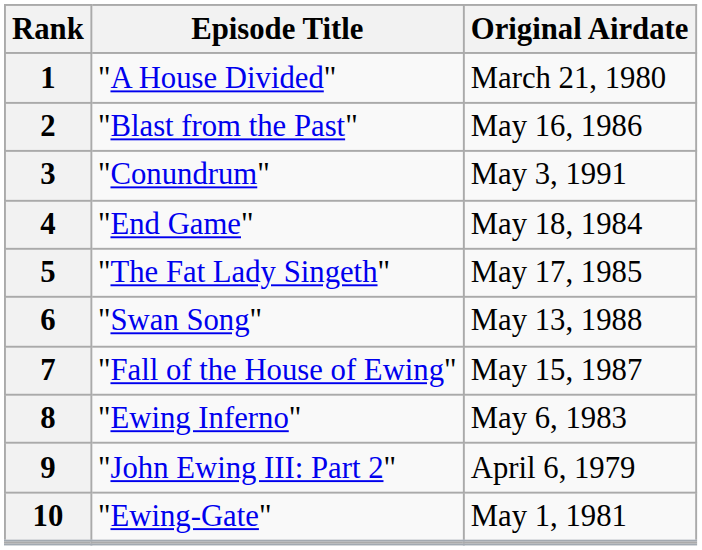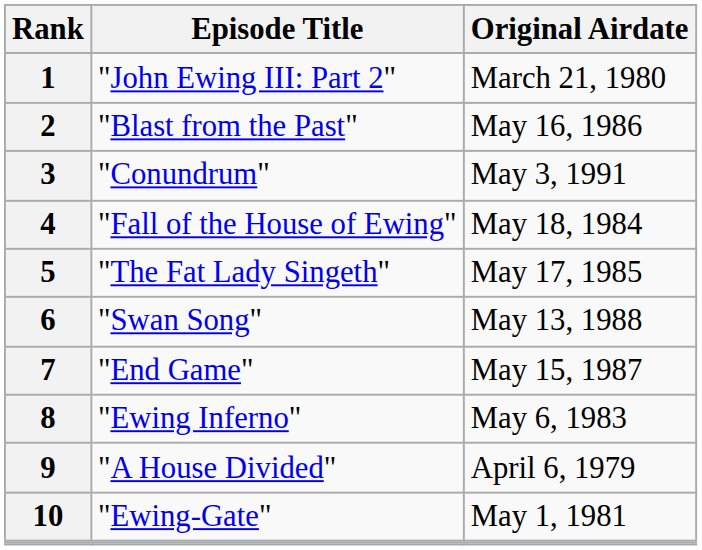(217, 77) "A House Divided" -> (247, 77) "John Ewing III: Part 2"
(176, 223) "End Game" -> (277, 223) "Fall of the House of Ewing"
(277, 369) "Fall of the House of Ewing" -> (176, 369) "End Game"
(247, 467) "John Ewing III: Part 2" -> (217, 467) "A House Divided"
